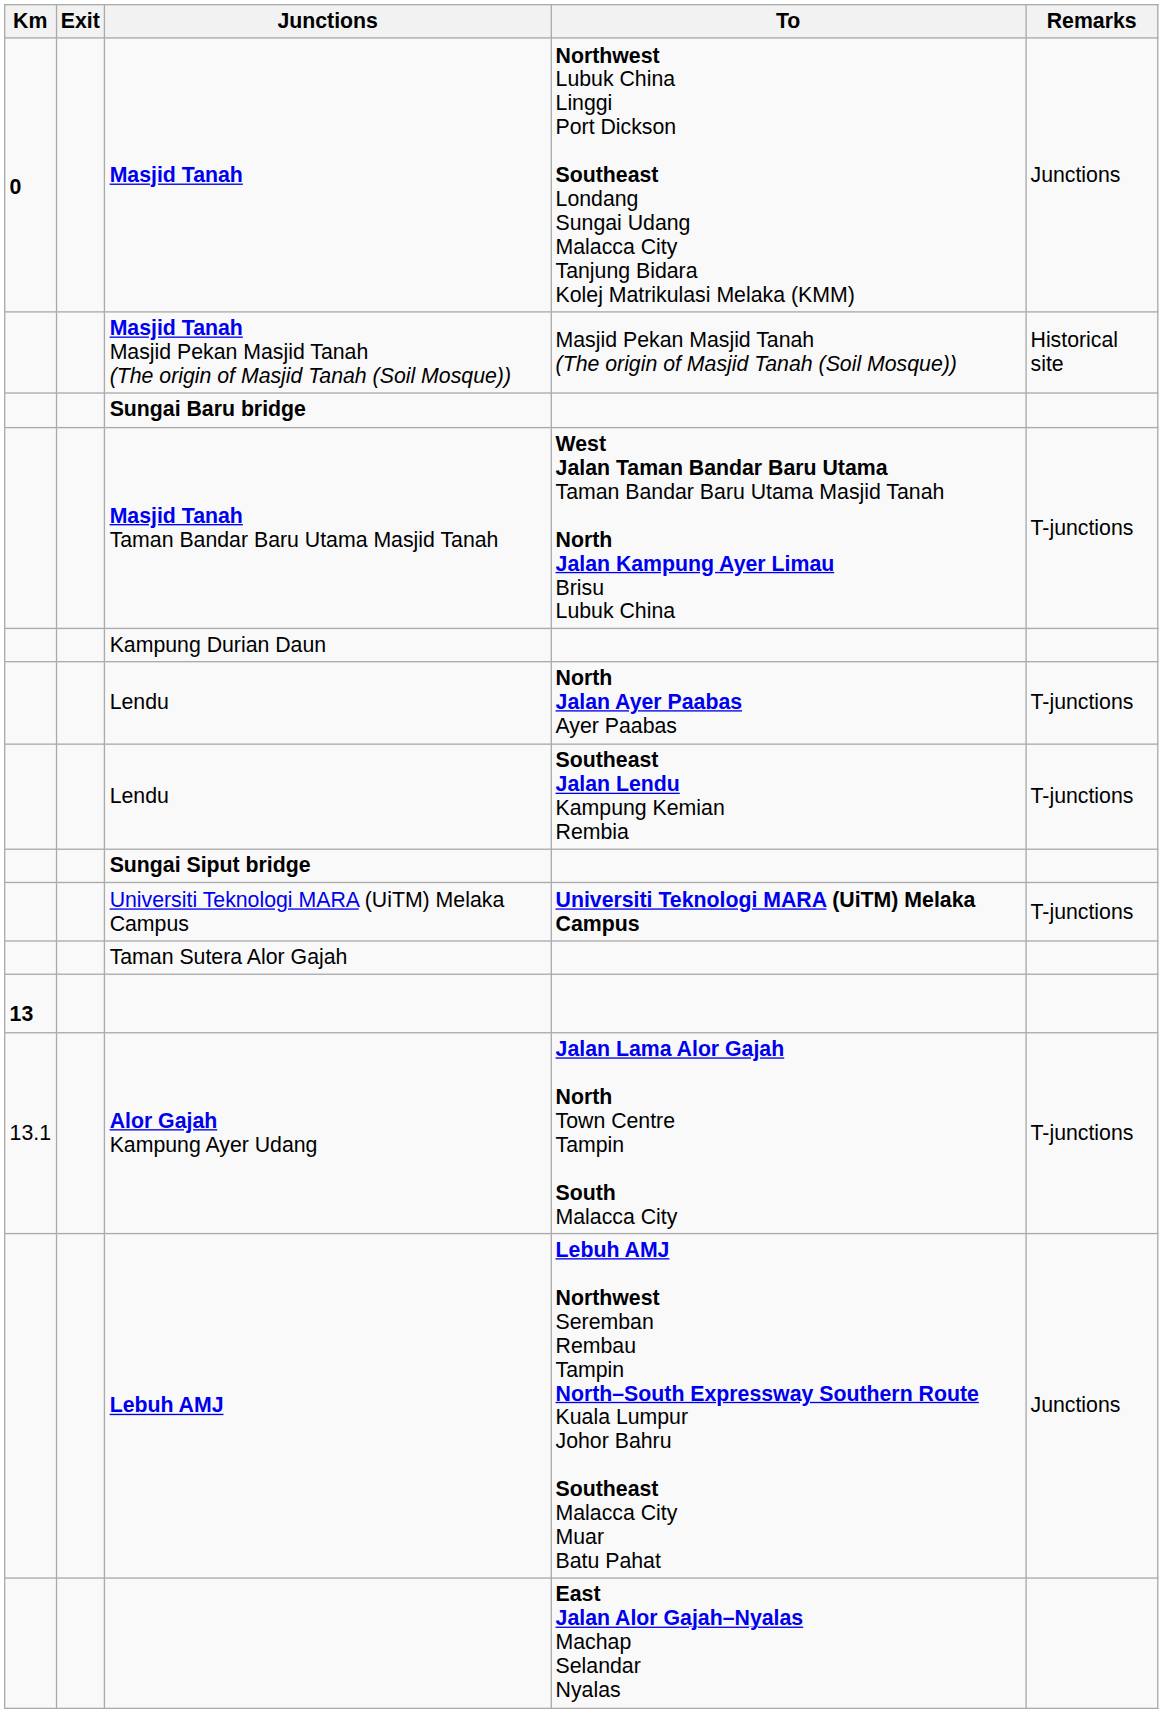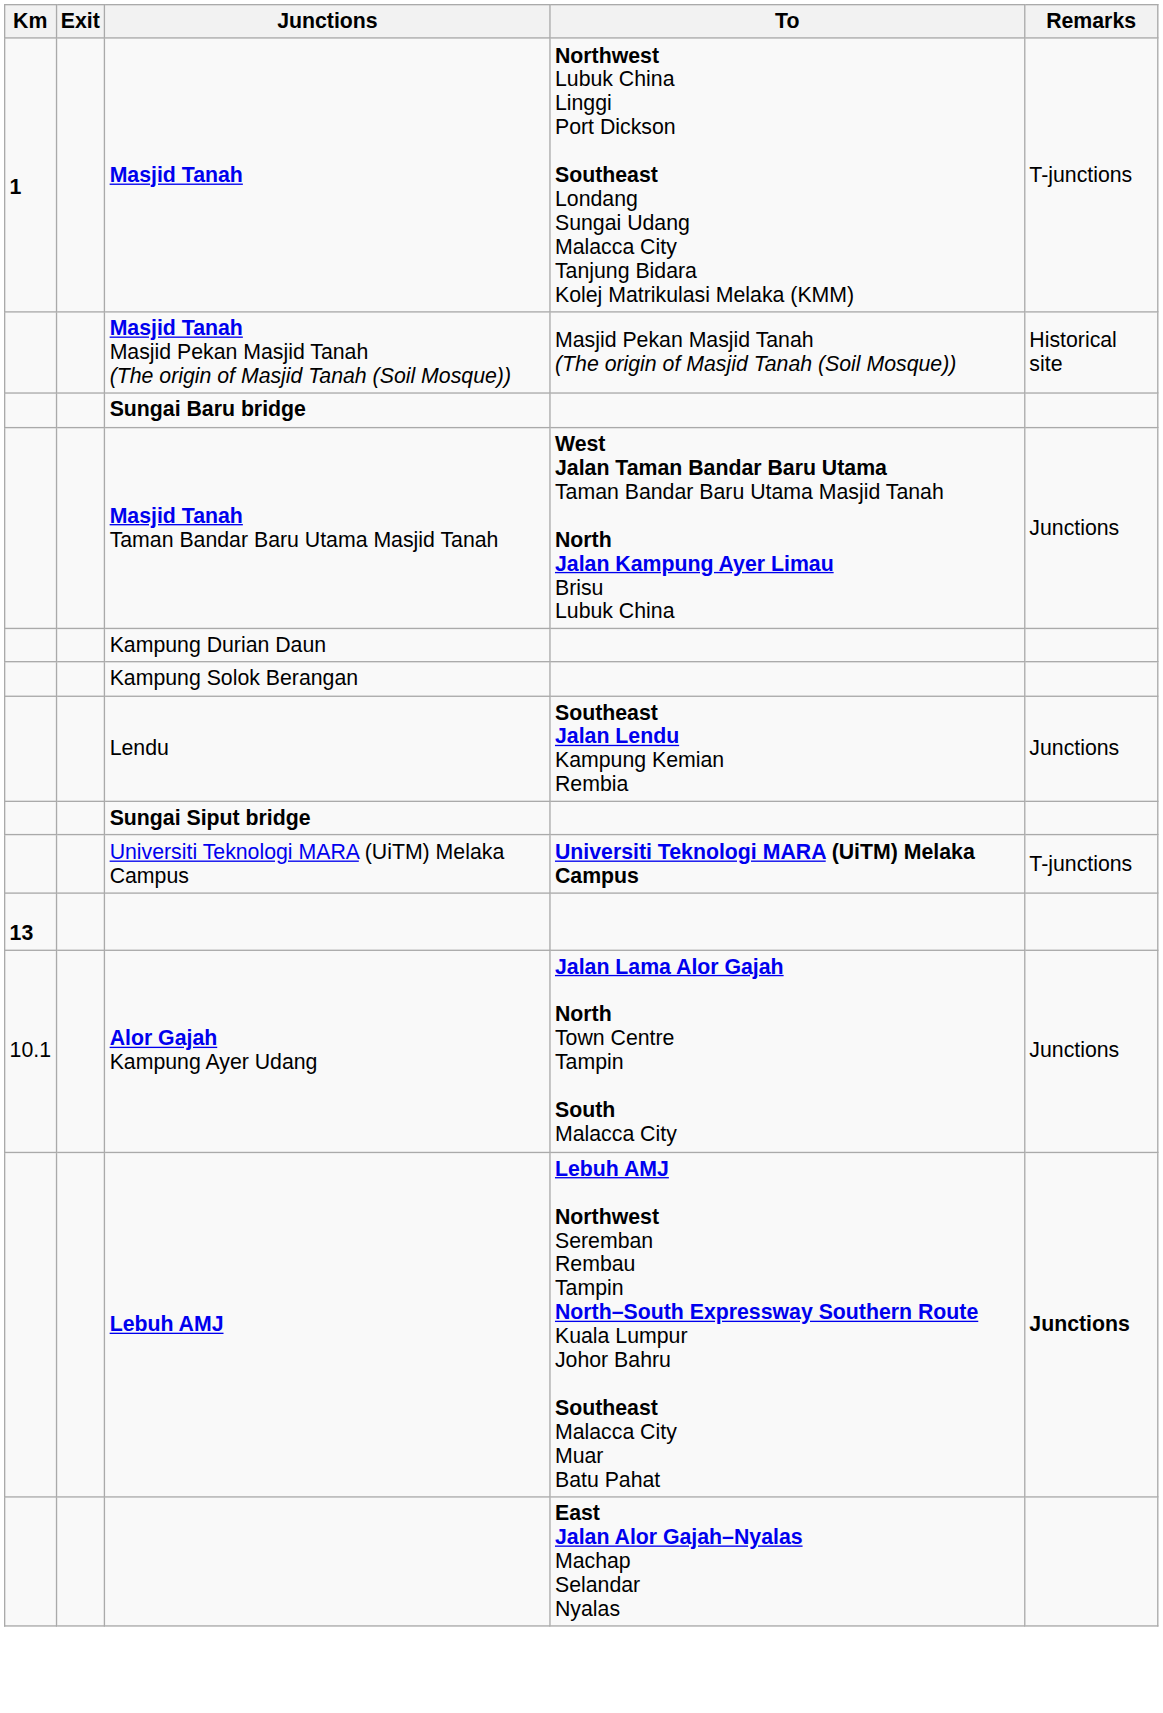(15, 186) 0 -> (15, 186) 1
(1075, 174) Junctions -> (1081, 174) T-junctions
(1082, 527) T-junctions -> (1074, 527) Junctions
+ row: (234, 678)
- row: (139, 702)
(1082, 796) T-junctions -> (1074, 748) Junctions
- row: (229, 957)
(30, 1132) 13.1 -> (30, 1050) 10.1
(1082, 1132) T-junctions -> (1074, 1050) Junctions
(1075, 1405) normal -> (1080, 1324) bold
